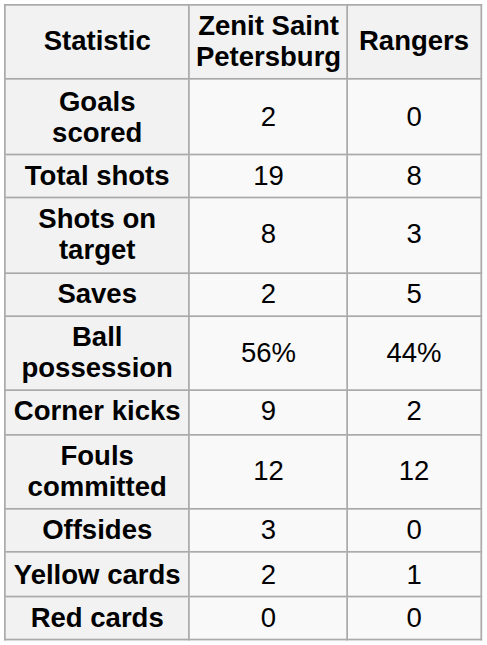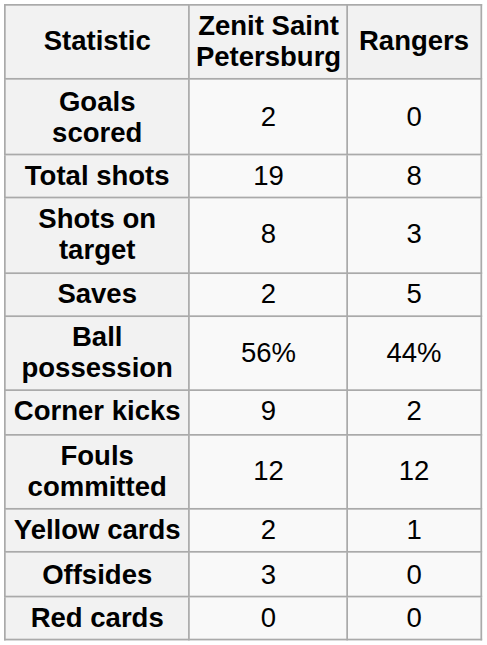rows swapped: (97, 530) <-> (97, 573)
